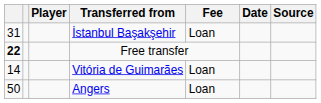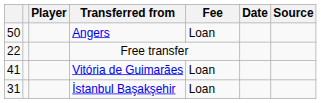rows swapped: (91, 88) <-> (124, 32)
(14, 51) bold -> (14, 51) normal
(14, 70) 14 -> (14, 70) 41
